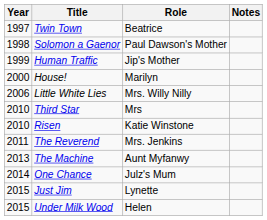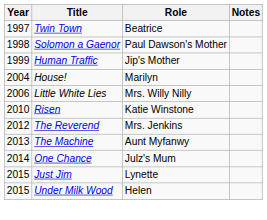(18, 77) 2000 -> (18, 77) 2004
- row: (57, 110)
(18, 142) 2011 -> (18, 126) 2012
